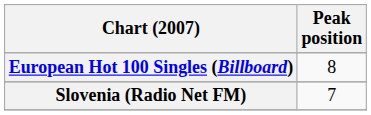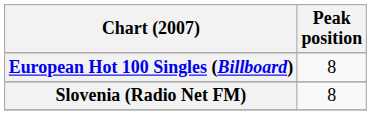(332, 95) 7 -> (332, 95) 8
